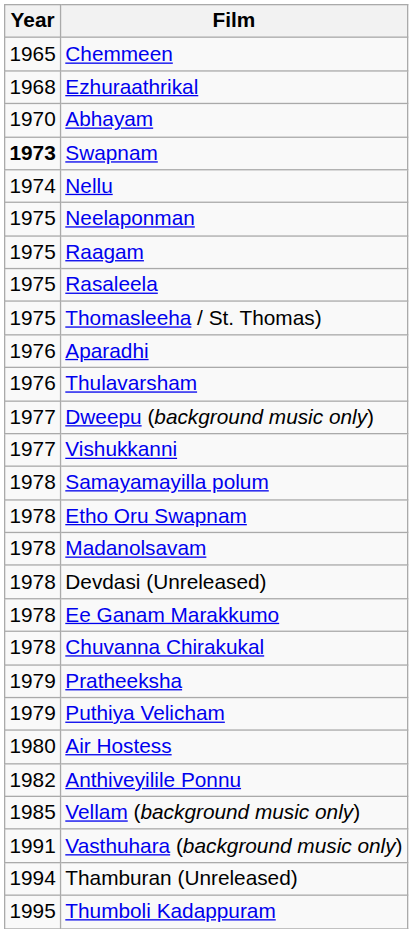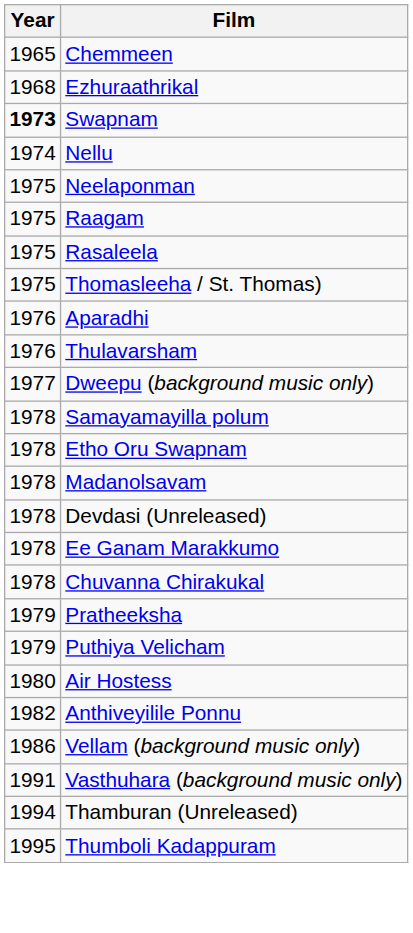- row: (109, 119)
- row: (121, 449)
(33, 812) 1985 -> (33, 746) 1986
